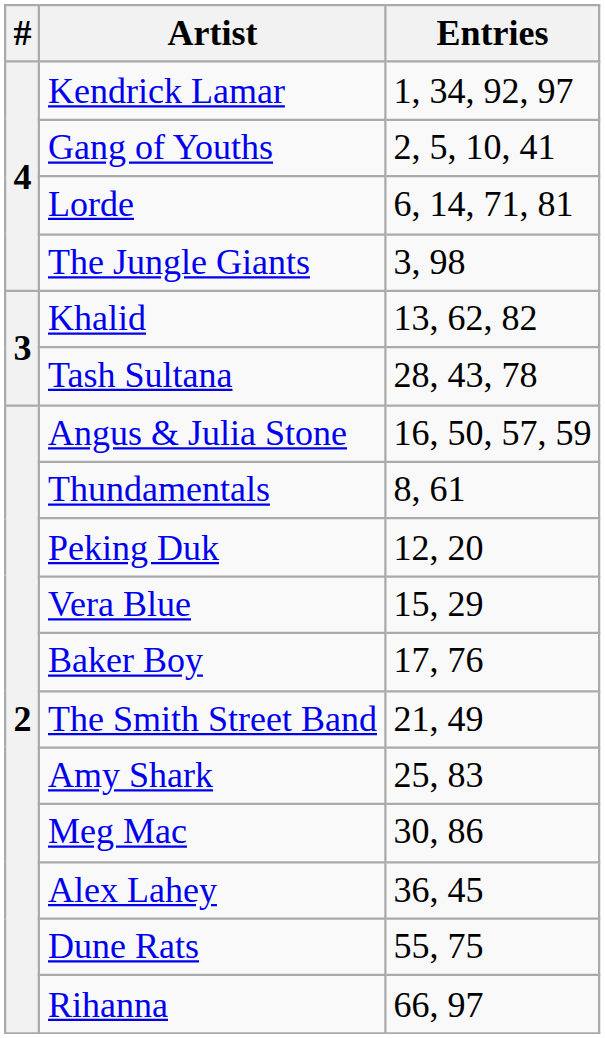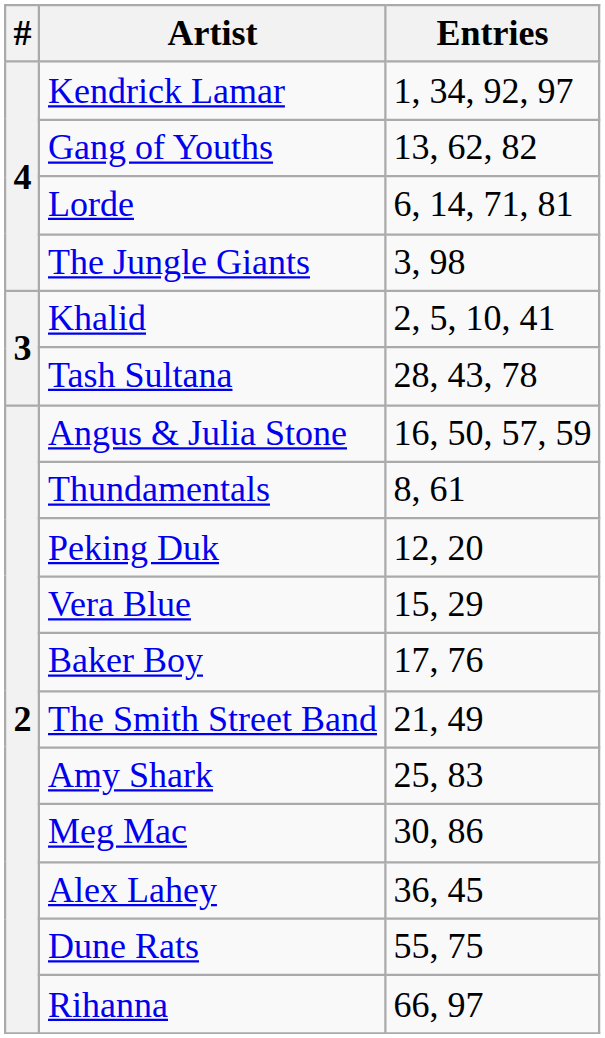(475, 147) 2, 5, 10, 41 -> (466, 147) 13, 62, 82
(466, 318) 13, 62, 82 -> (475, 318) 2, 5, 10, 41
